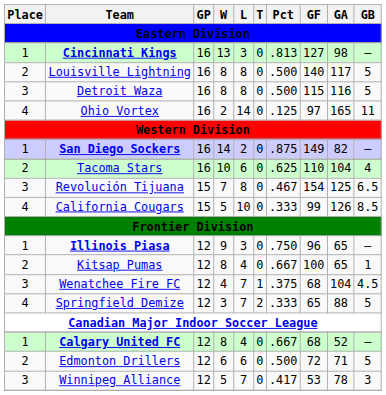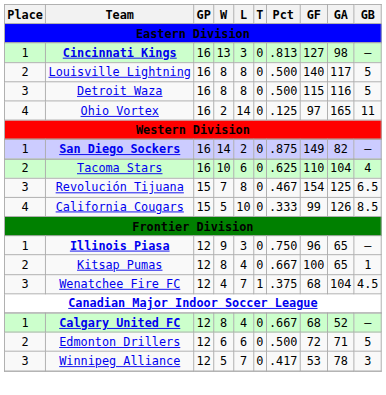- row: (120, 303)
